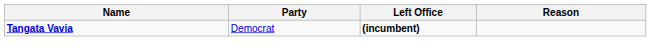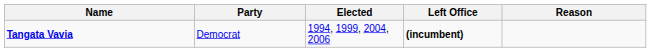+ column: (355, 12)
